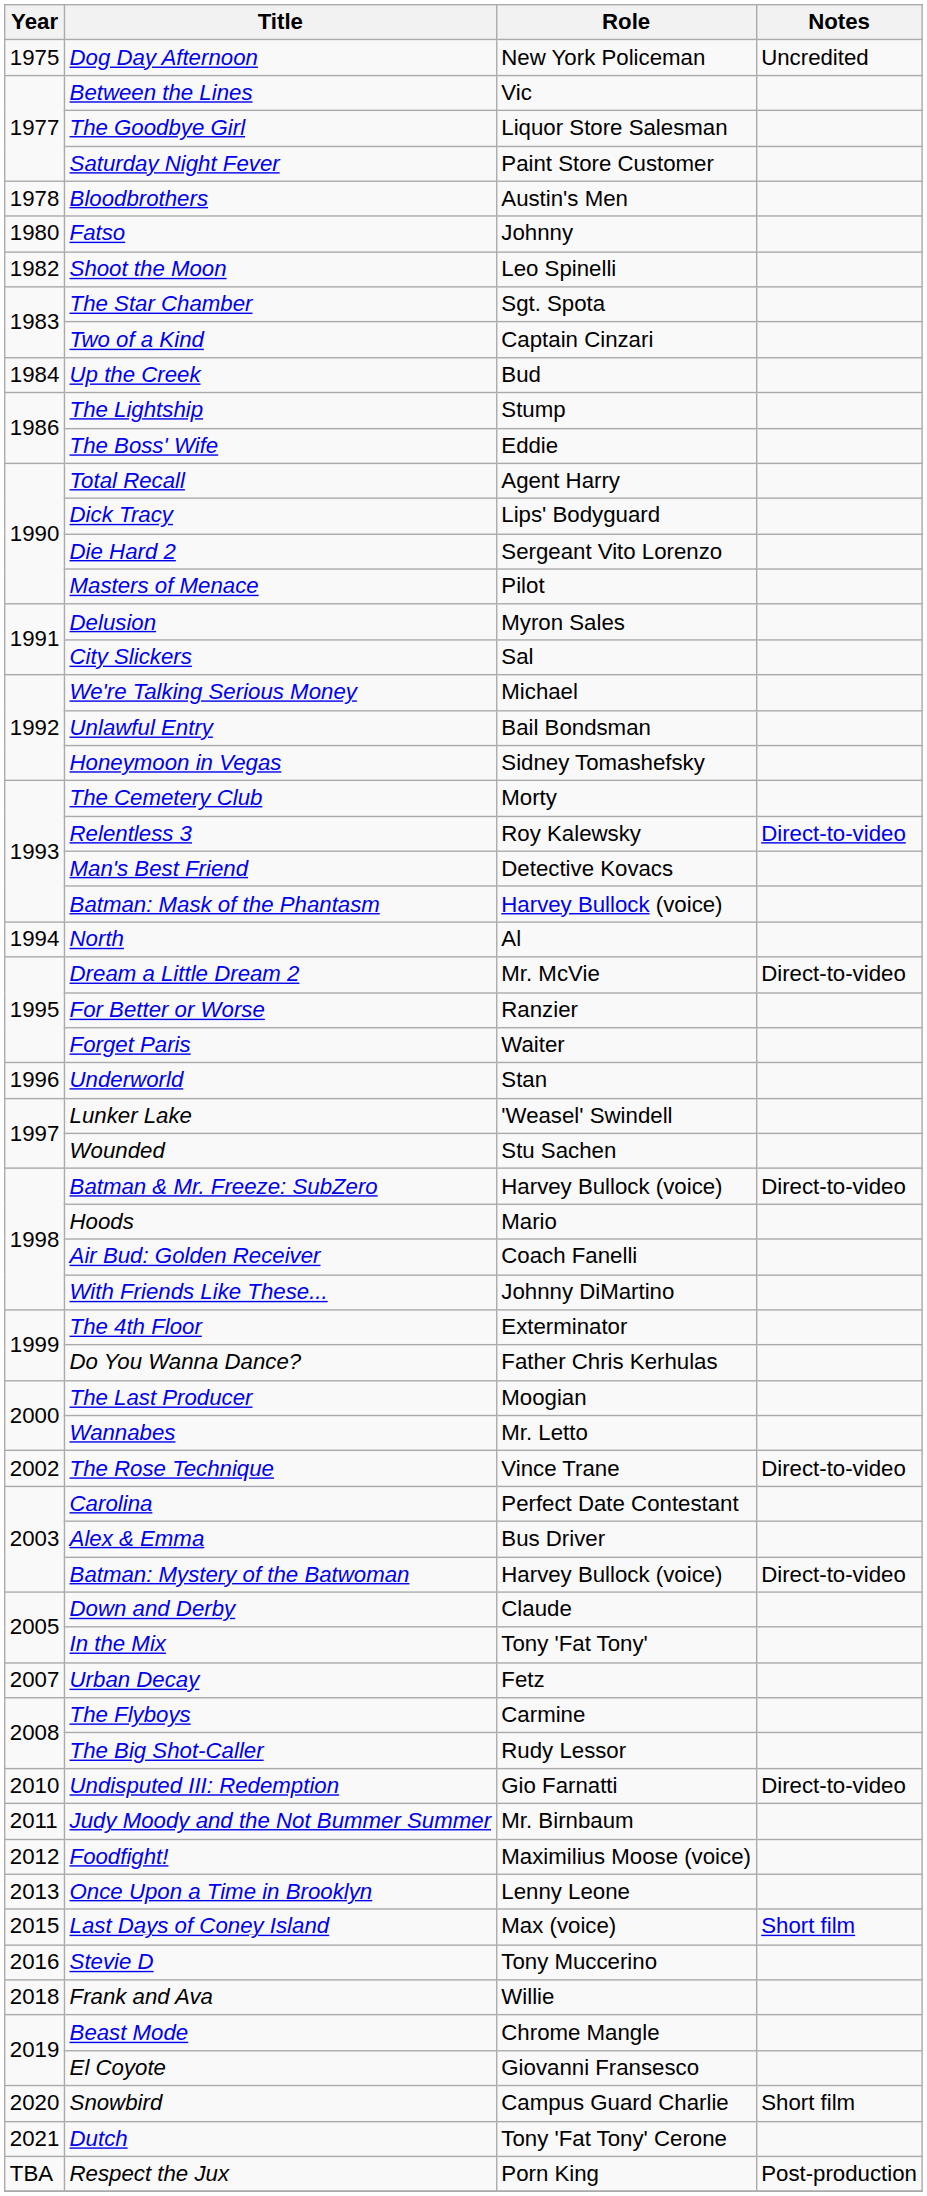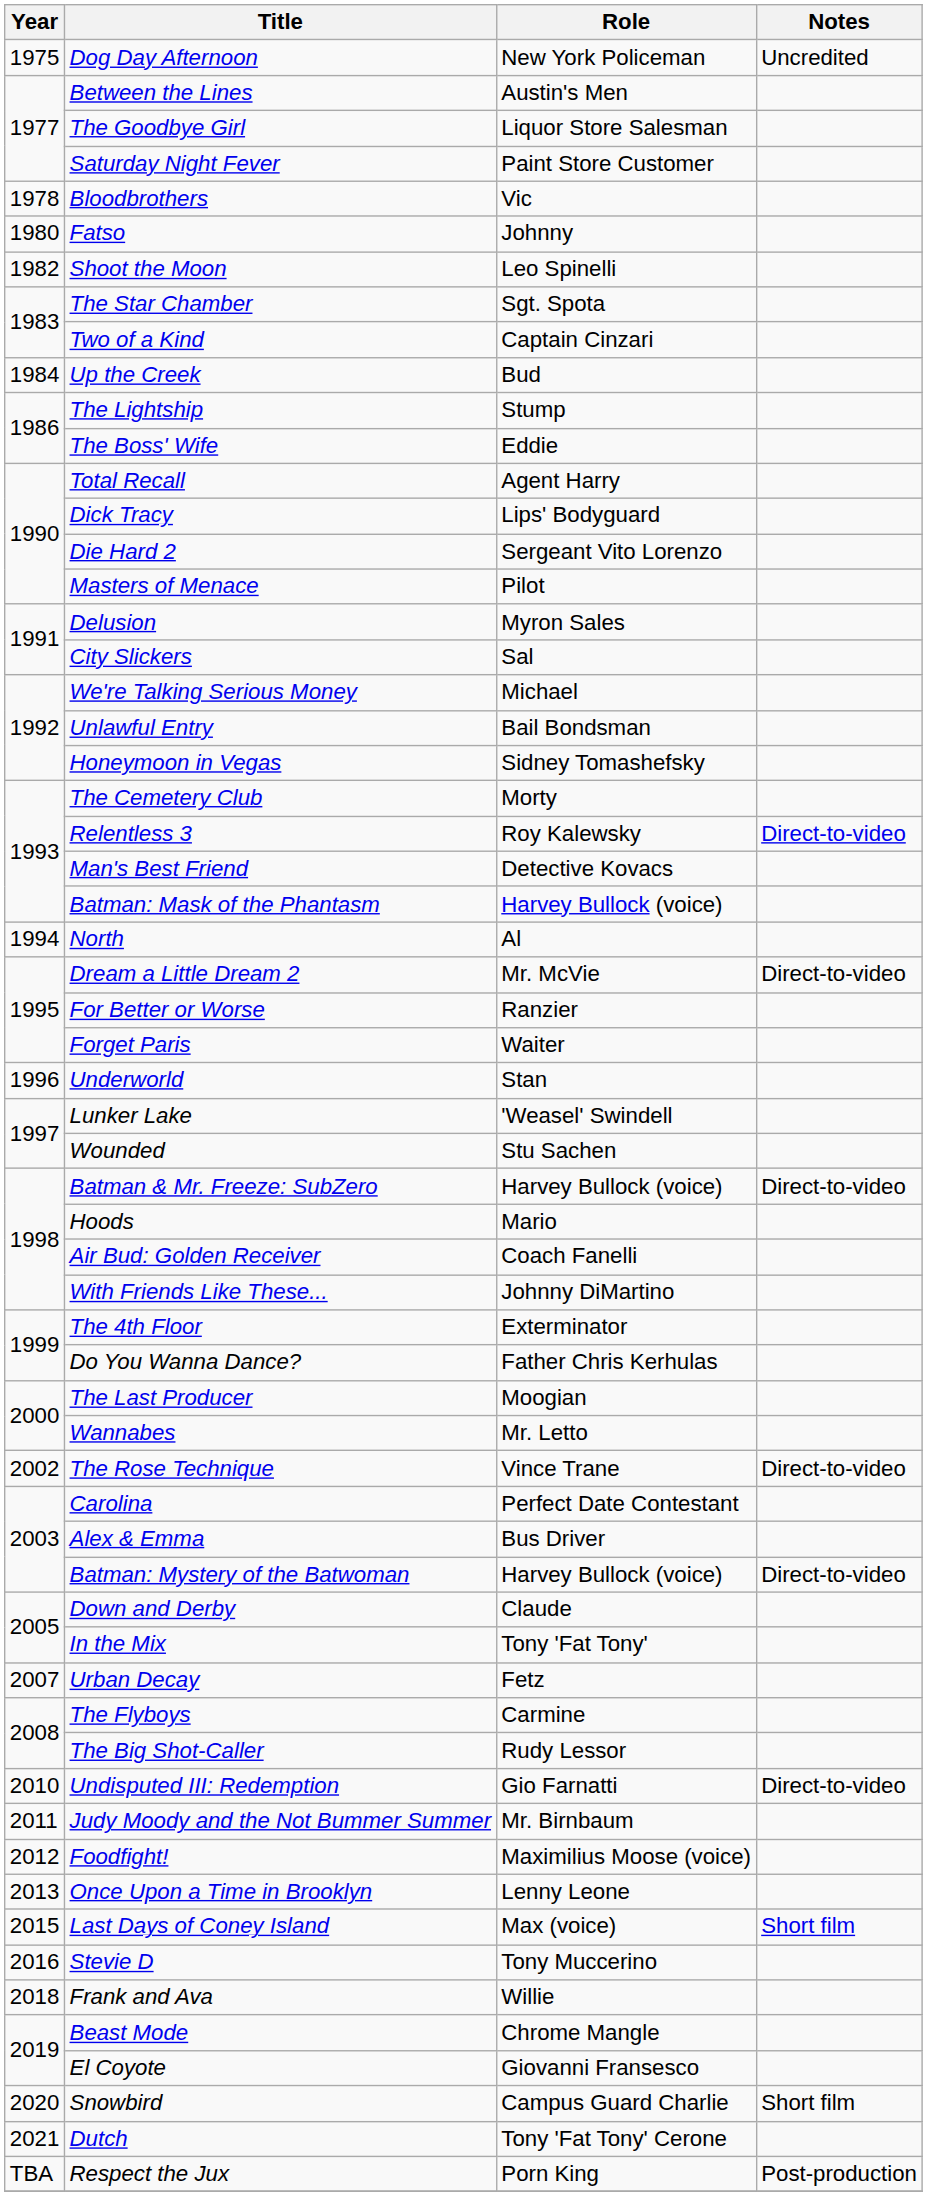(517, 92) Vic -> (565, 92) Austin's Men
(565, 198) Austin's Men -> (517, 198) Vic
